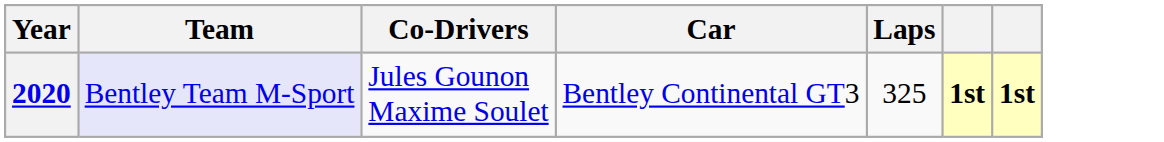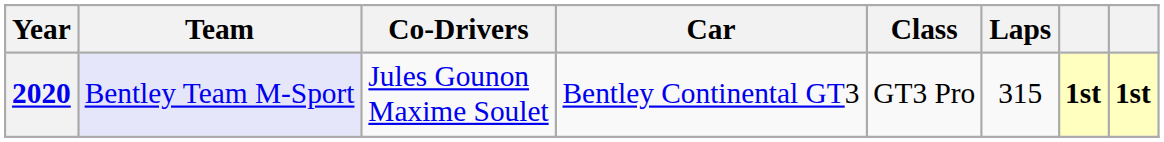+ column: (924, 28)
(904, 94) 325 -> (1020, 94) 315
